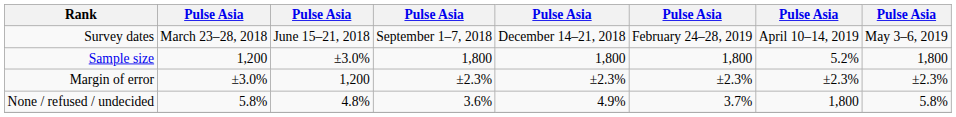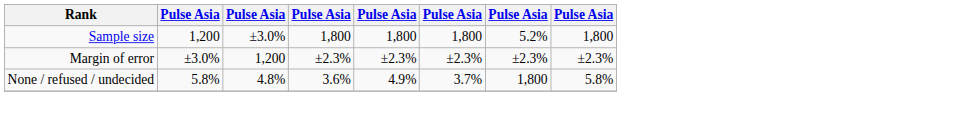- row: (119, 36)
